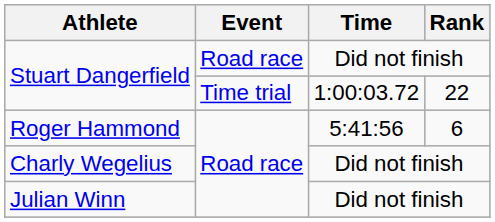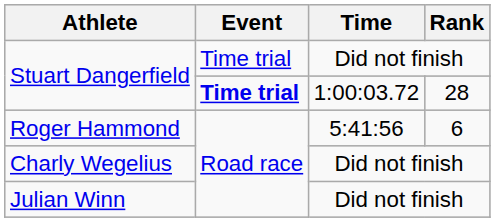(252, 58) Road race -> (246, 58) Time trial
(246, 93) normal -> (250, 93) bold
(457, 93) 22 -> (457, 93) 28
